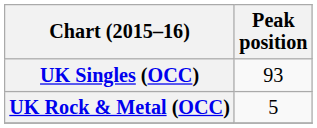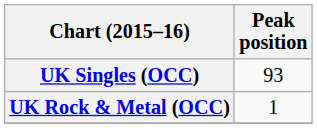(273, 107) 5 -> (273, 107) 1
